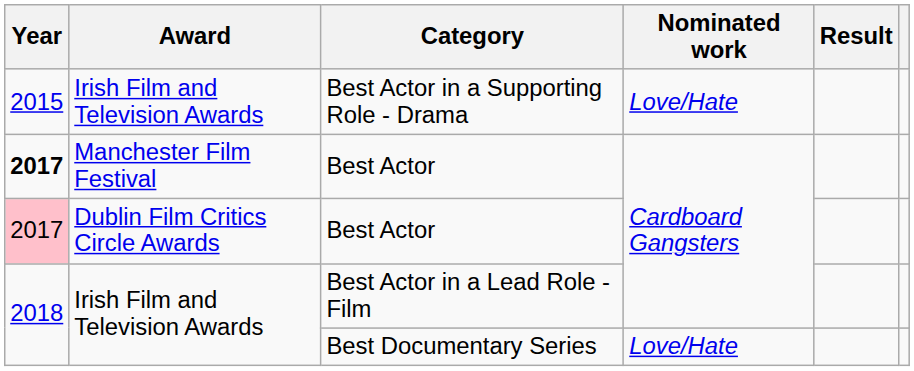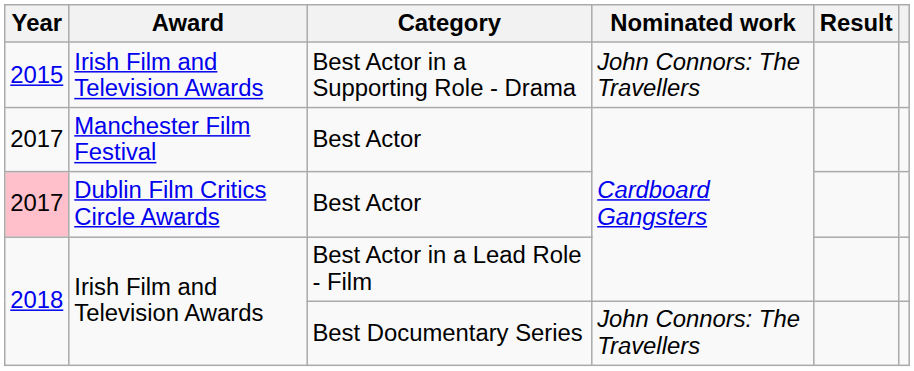(684, 101) Love/Hate -> (699, 74) John Connors: The Travellers
(37, 166) bold -> (37, 139) normal
(684, 346) Love/Hate -> (699, 333) John Connors: The Travellers
